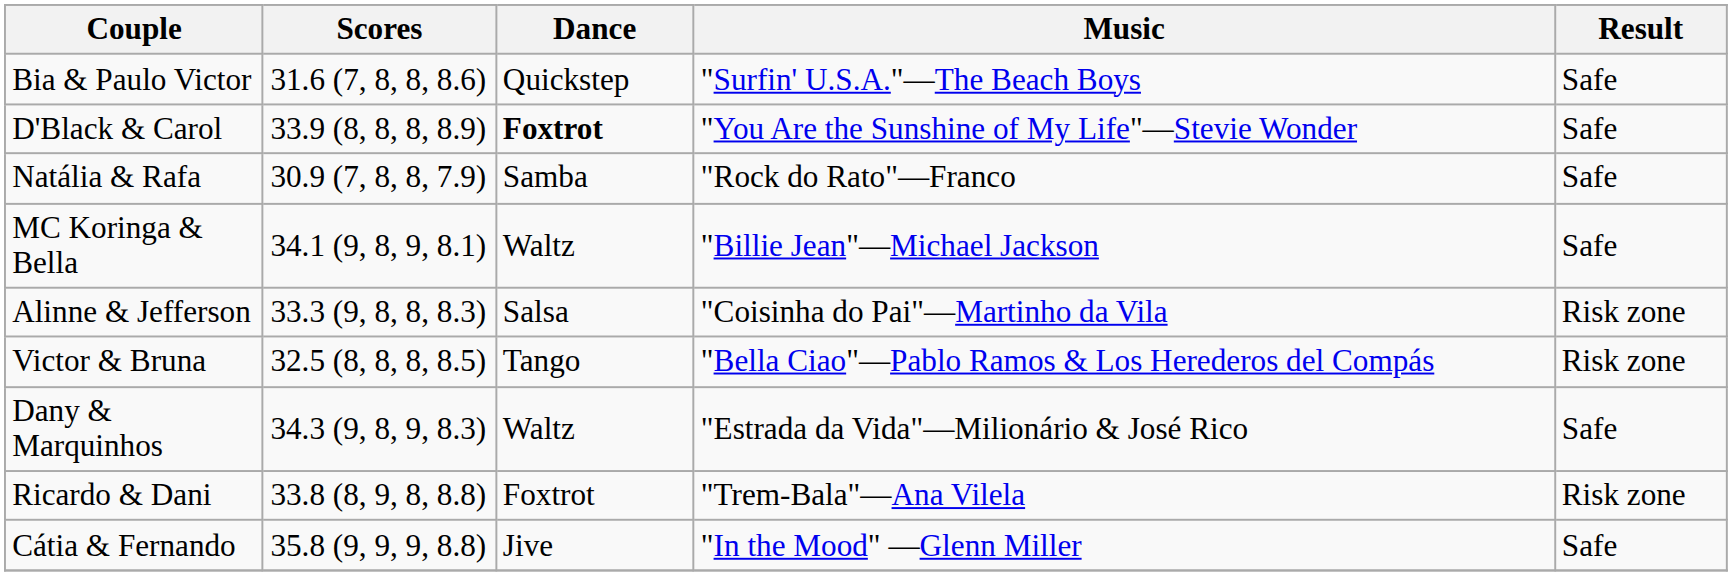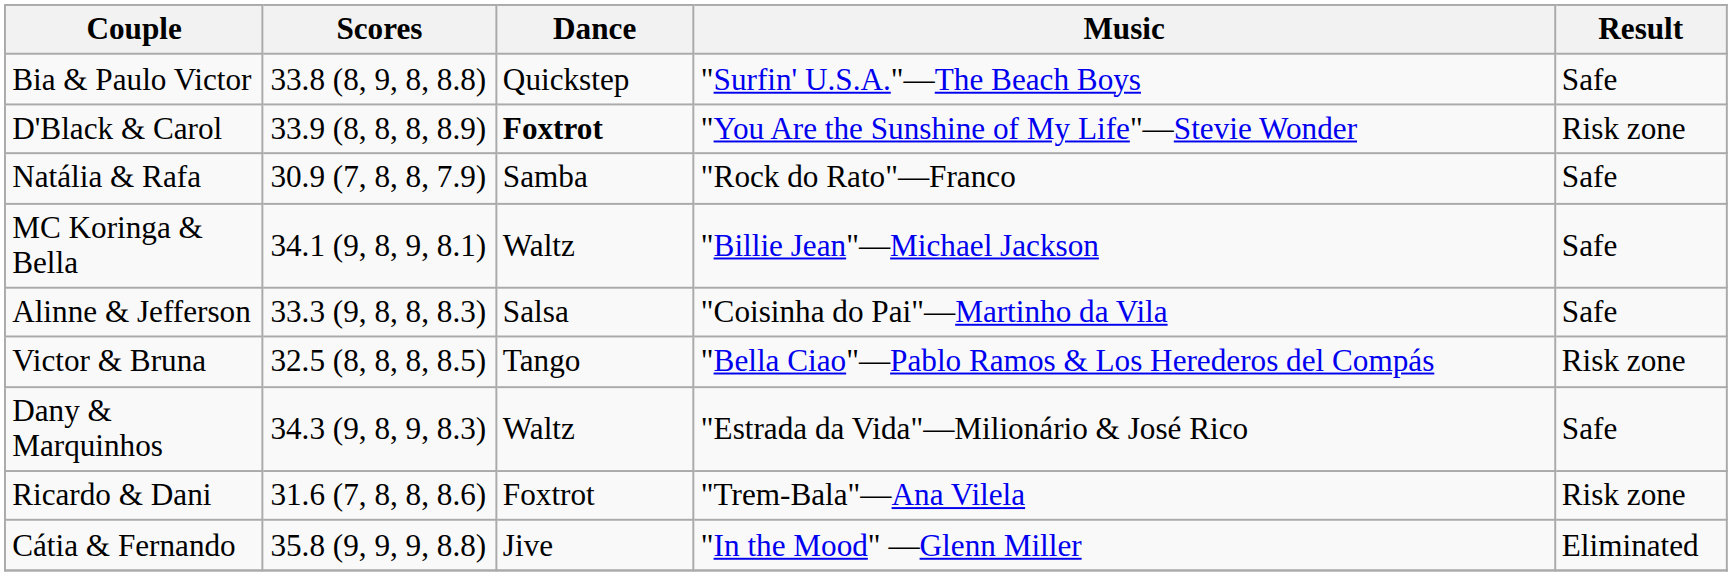(378, 78) 31.6 (7, 8, 8, 8.6) -> (378, 78) 33.8 (8, 9, 8, 8.8)
(1590, 128) Safe -> (1624, 128) Risk zone
(1624, 311) Risk zone -> (1590, 311) Safe
(378, 495) 33.8 (8, 9, 8, 8.8) -> (378, 495) 31.6 (7, 8, 8, 8.6)
(1590, 544) Safe -> (1630, 544) Eliminated
